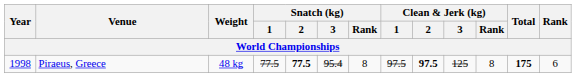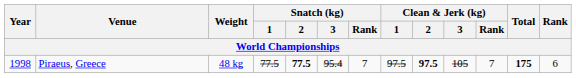(365, 64) 8 -> (365, 64) 7
(460, 64) 125 -> (460, 64) 105
(492, 64) 8 -> (492, 64) 7
